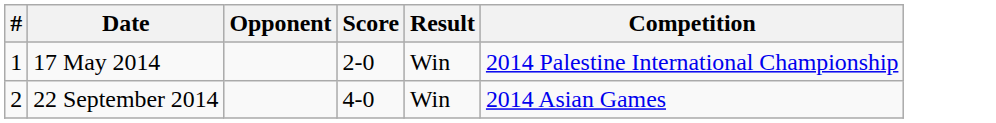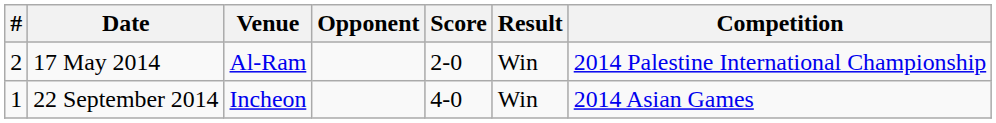+ column: (268, 23)
(16, 61) 1 -> (16, 61) 2
(16, 99) 2 -> (16, 99) 1
